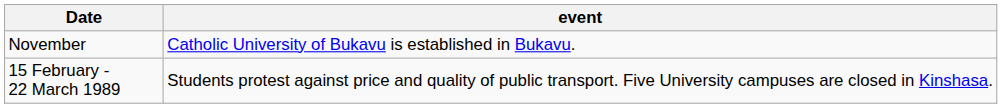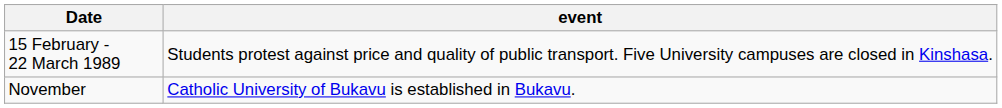rows swapped: (64, 80) <-> (47, 44)
